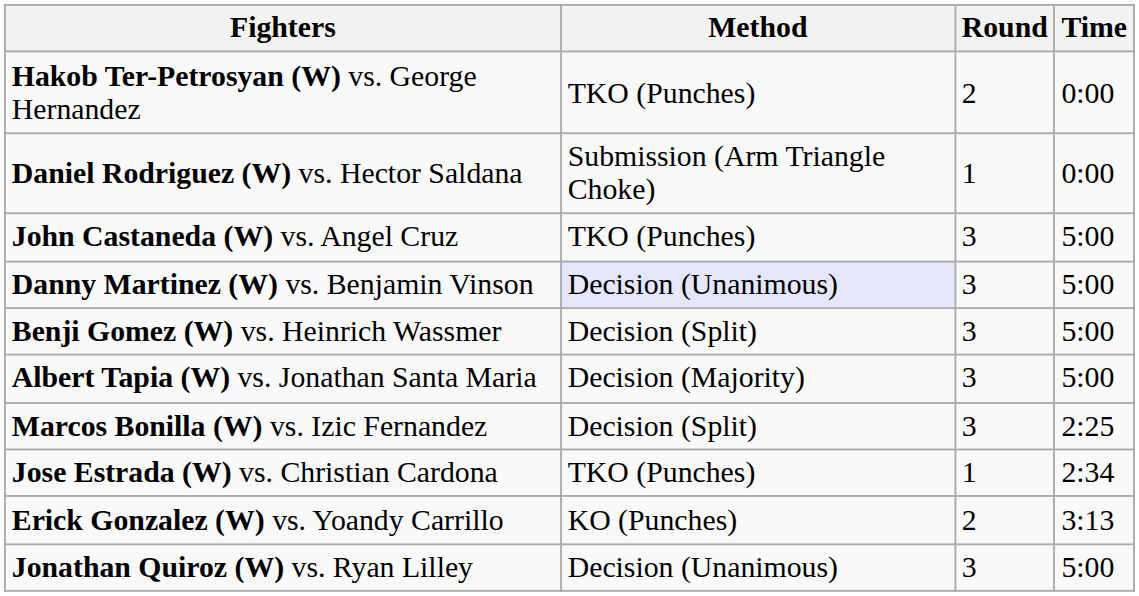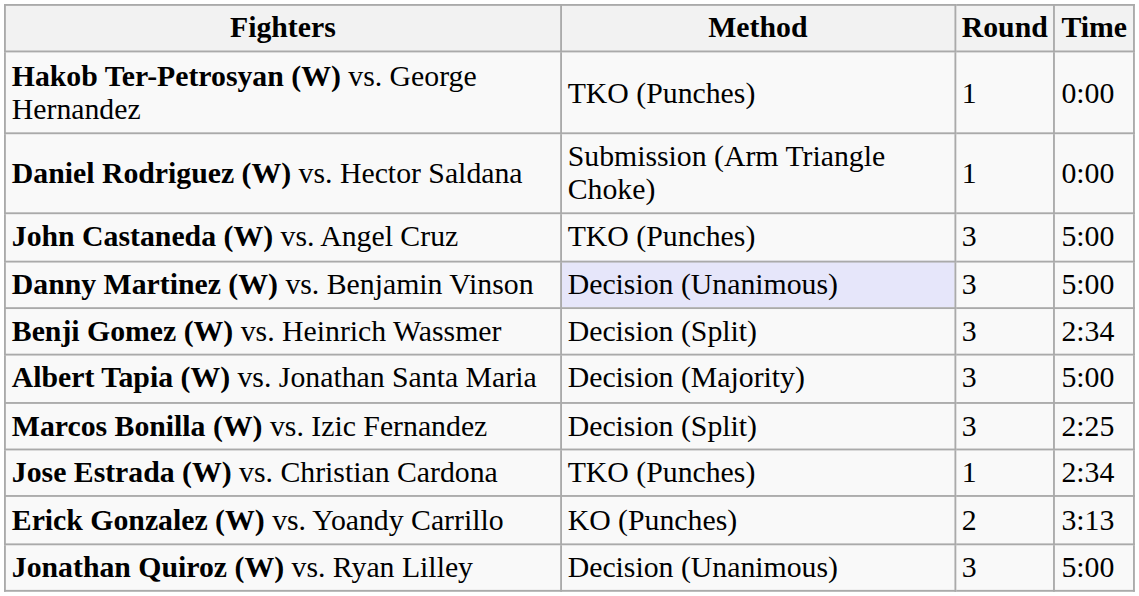(969, 92) 2 -> (969, 92) 1
(1088, 331) 5:00 -> (1088, 331) 2:34
